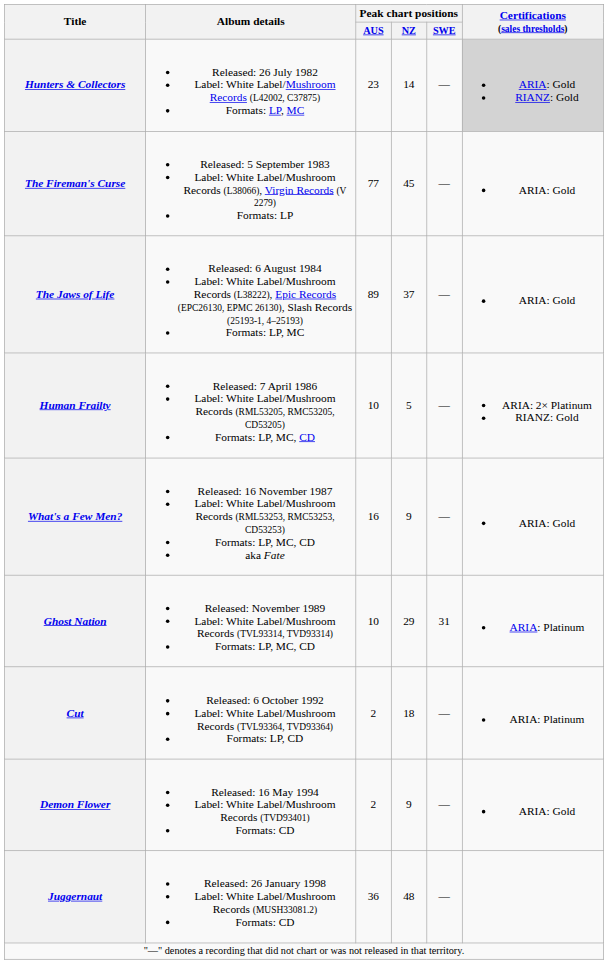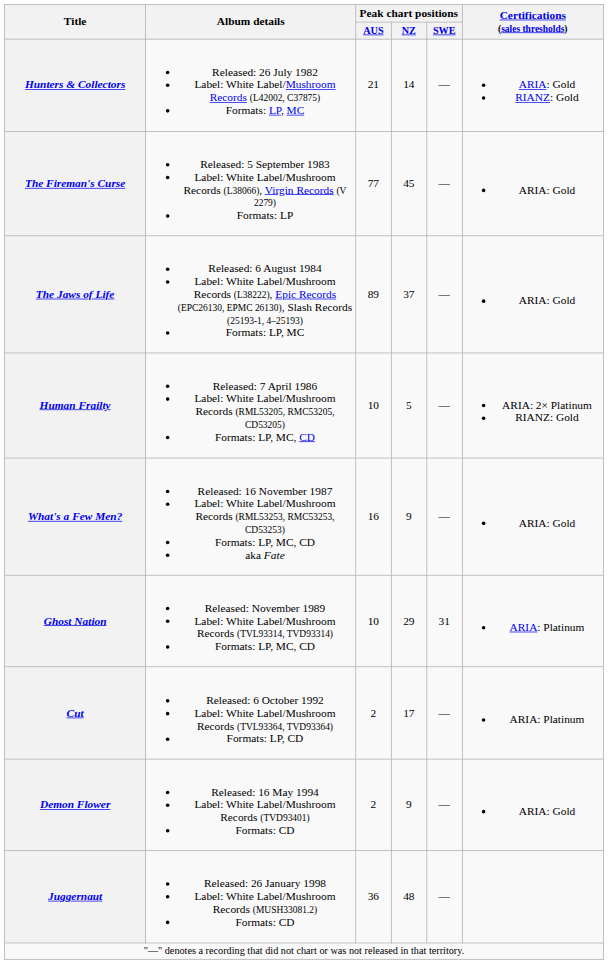(373, 85) 23 -> (373, 85) 21
(533, 92) lightgrey background -> (533, 92) no background
(409, 713) 18 -> (409, 713) 17
